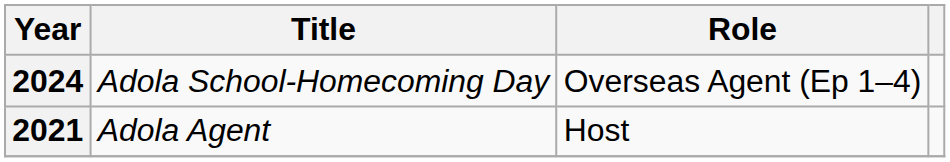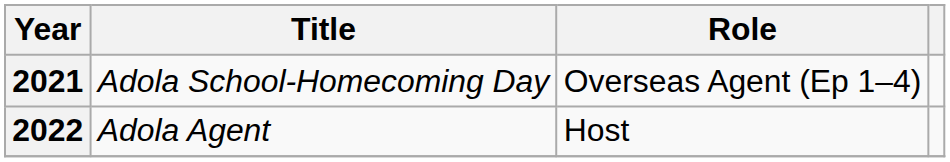(48, 80) 2024 -> (48, 80) 2021
(48, 130) 2021 -> (48, 130) 2022
